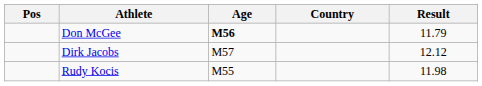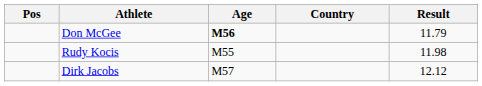rows swapped: (90, 71) <-> (90, 52)
